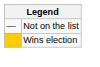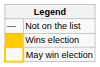+ row: (59, 55)
